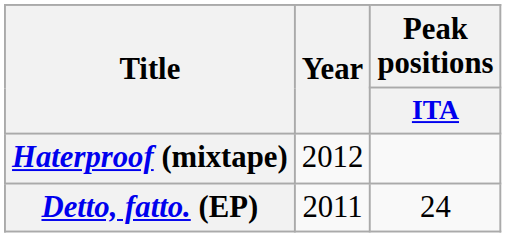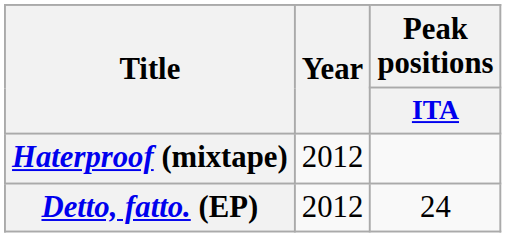(333, 206) 2011 -> (333, 206) 2012
